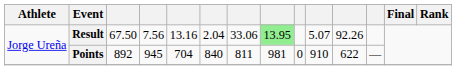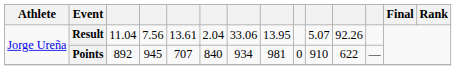(123, 35) 67.50 -> (123, 35) 11.04
(184, 35) 13.16 -> (183, 35) 13.61
(277, 35) lightgreen background -> (277, 35) no background
(184, 55) 704 -> (183, 55) 707
(244, 55) 811 -> (244, 55) 934
